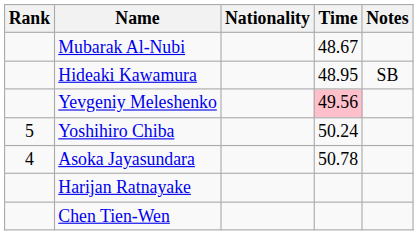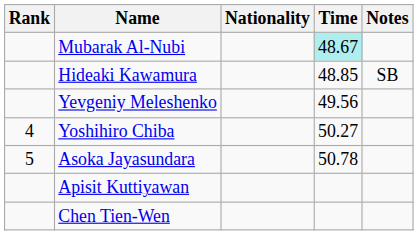(338, 46) no background -> (338, 46) paleturquoise background
(338, 74) 48.95 -> (338, 74) 48.85
(338, 103) pink background -> (338, 103) no background
(29, 131) 5 -> (29, 131) 4
(338, 131) 50.24 -> (338, 131) 50.27
(29, 159) 4 -> (29, 159) 5
+ row: (124, 187)
- row: (125, 187)
